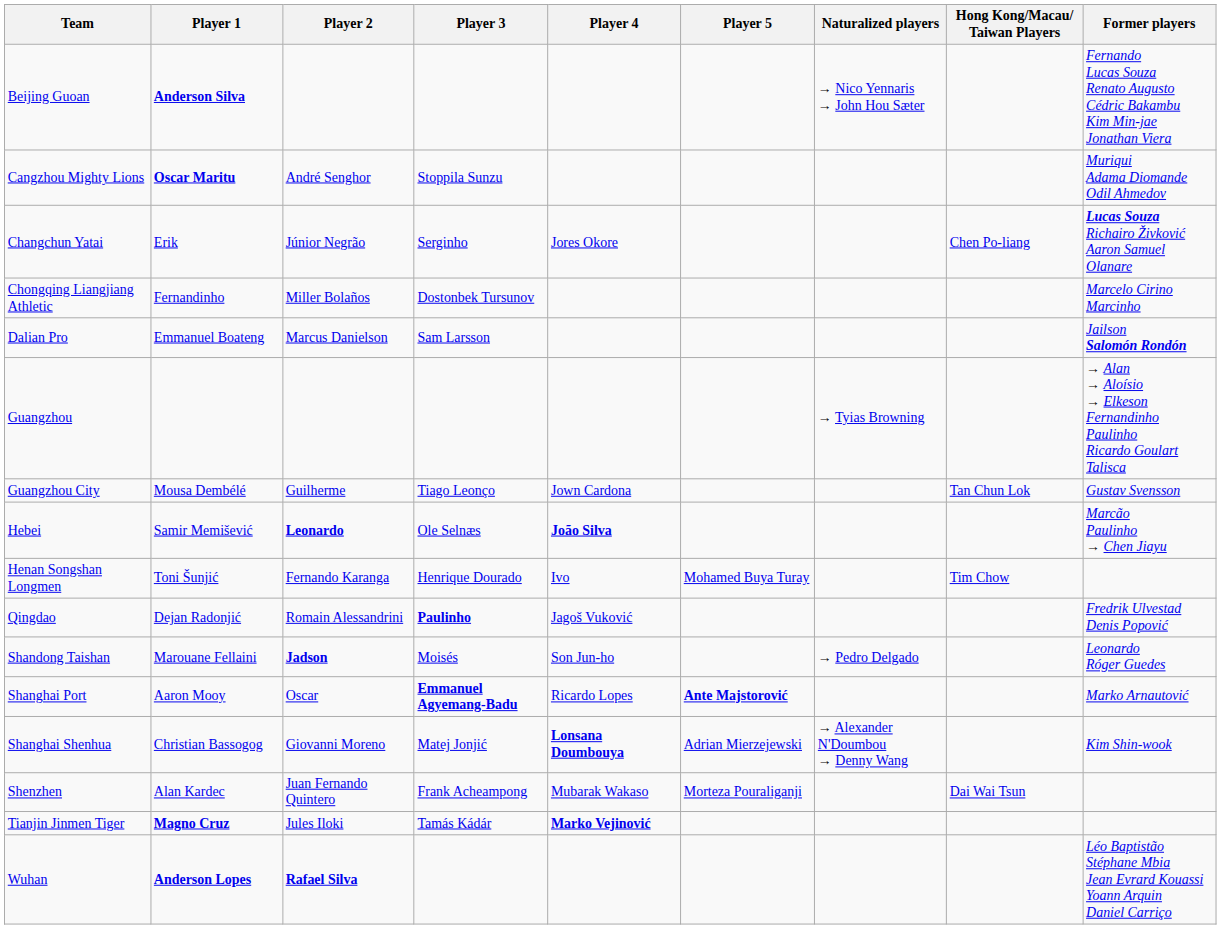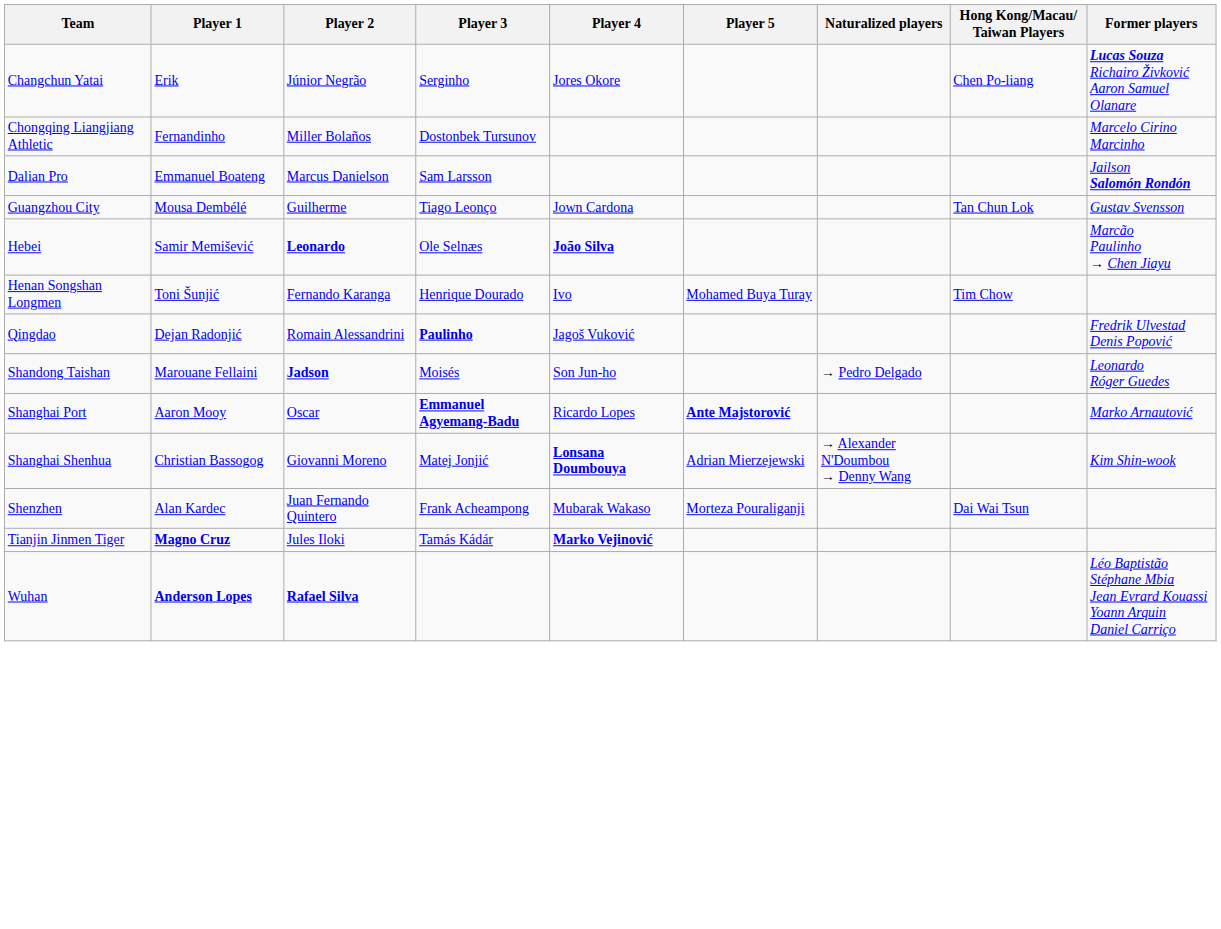- row: (49, 97)
- row: (76, 177)
- row: (40, 418)
